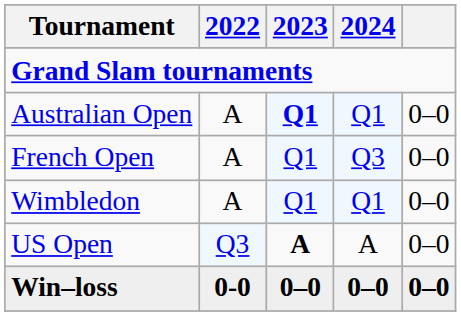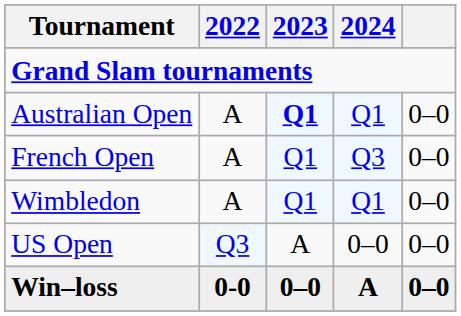(300, 244) bold -> (300, 244) normal
(368, 244) A -> (368, 244) 0–0
(368, 288) 0–0 -> (368, 288) A
